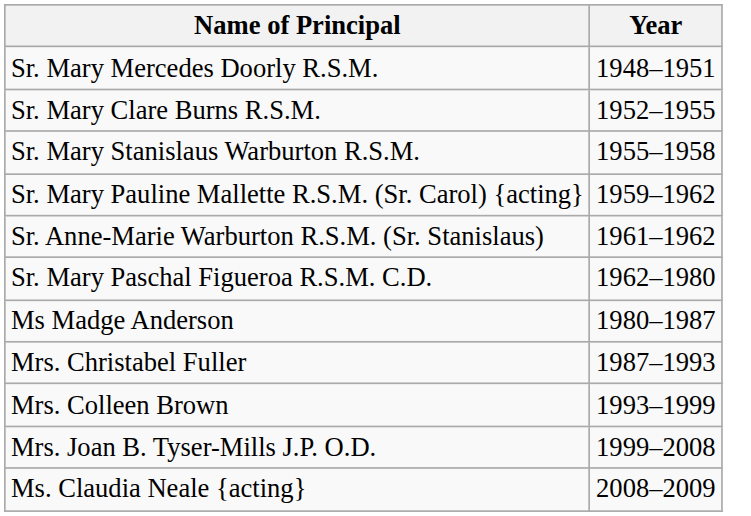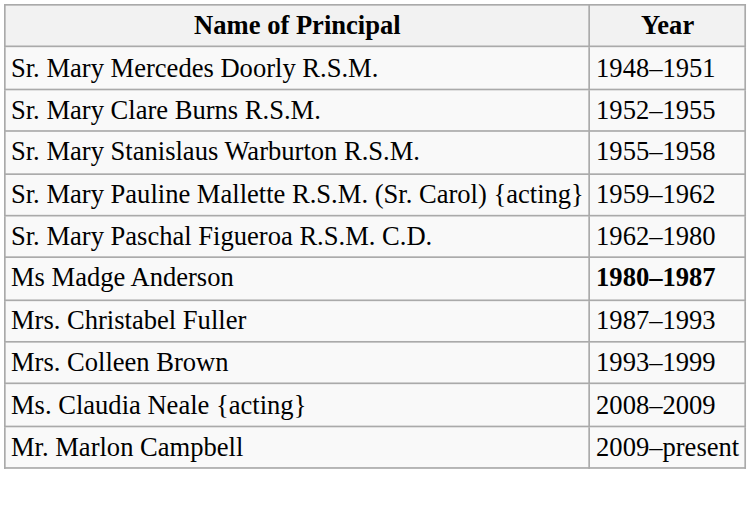- row: (277, 236)
(656, 320) normal -> (656, 278) bold
- row: (194, 446)
+ row: (127, 446)
